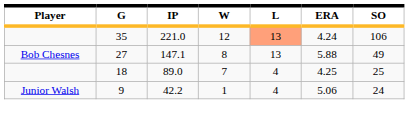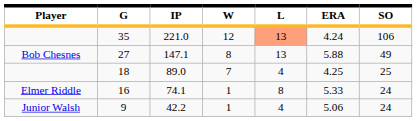+ row: (124, 90)
